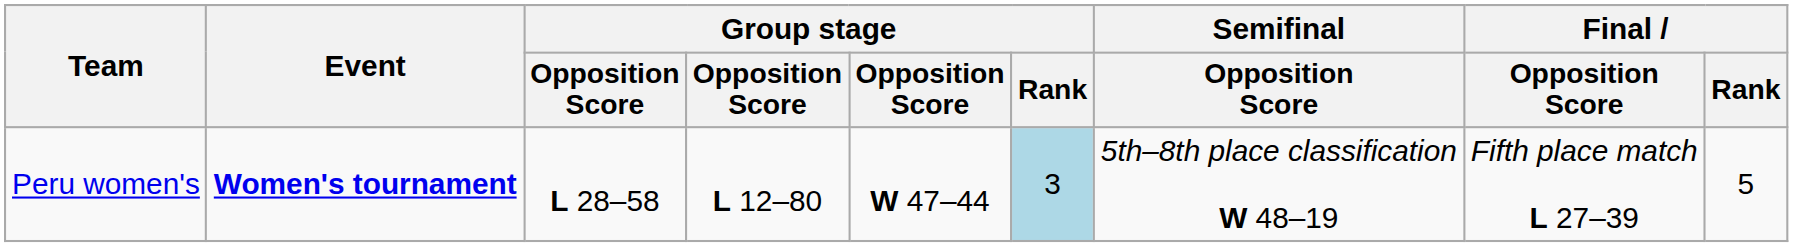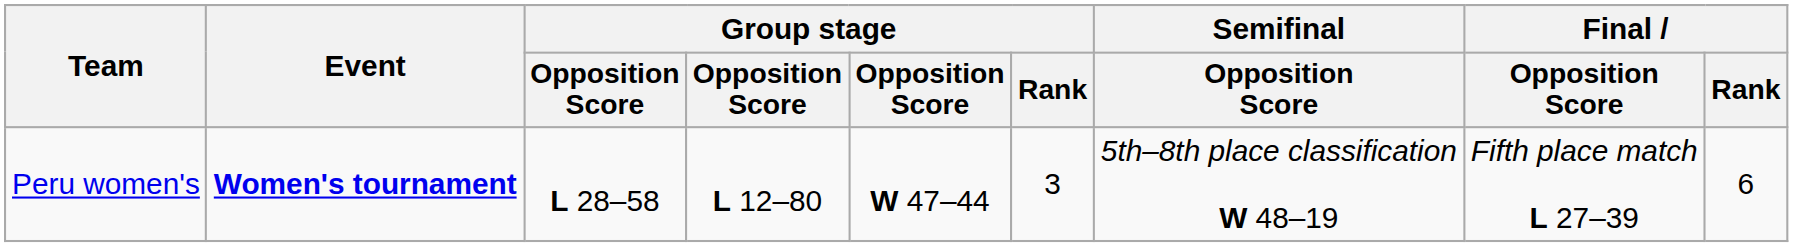(1053, 185) lightblue background -> (1053, 185) no background
(1746, 185) 5 -> (1746, 185) 6
